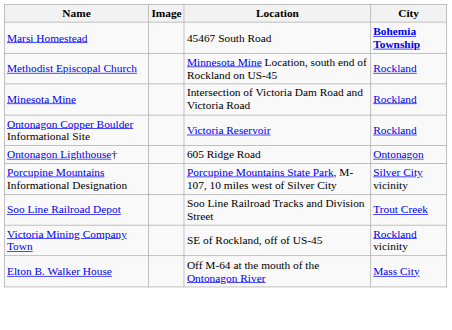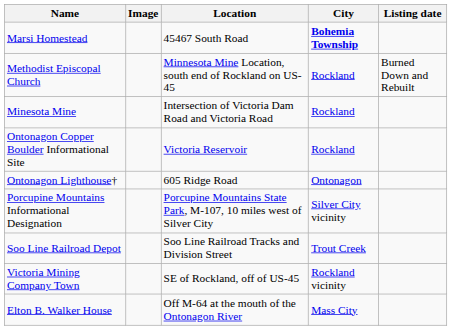+ column: (413, 13)
